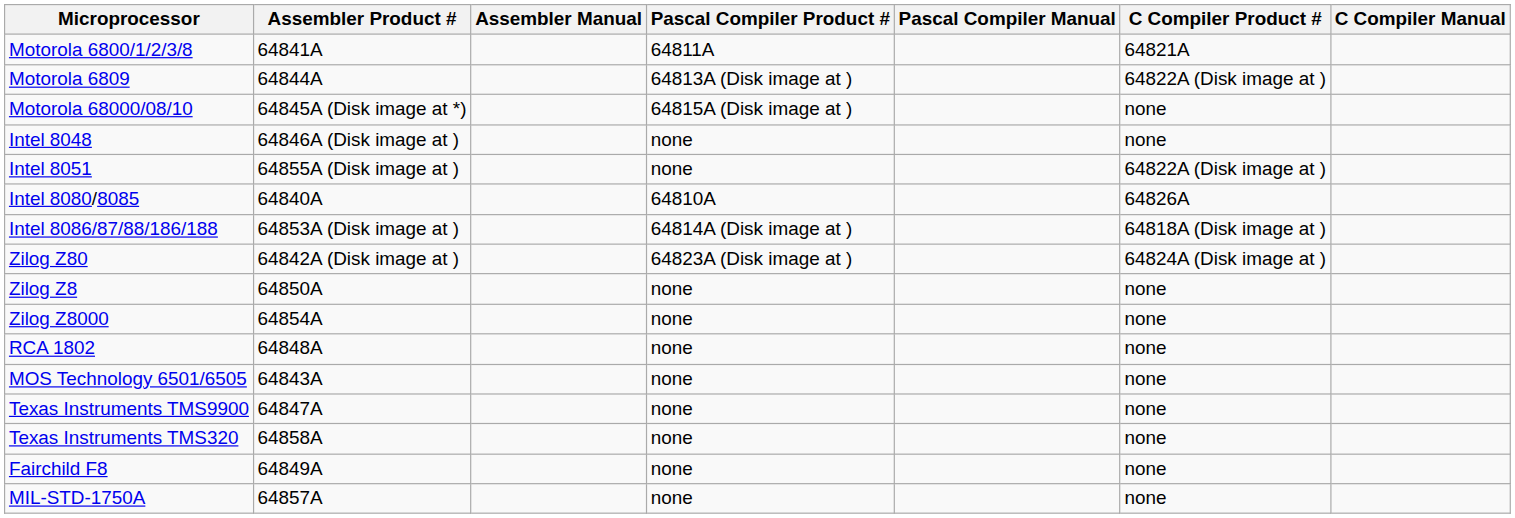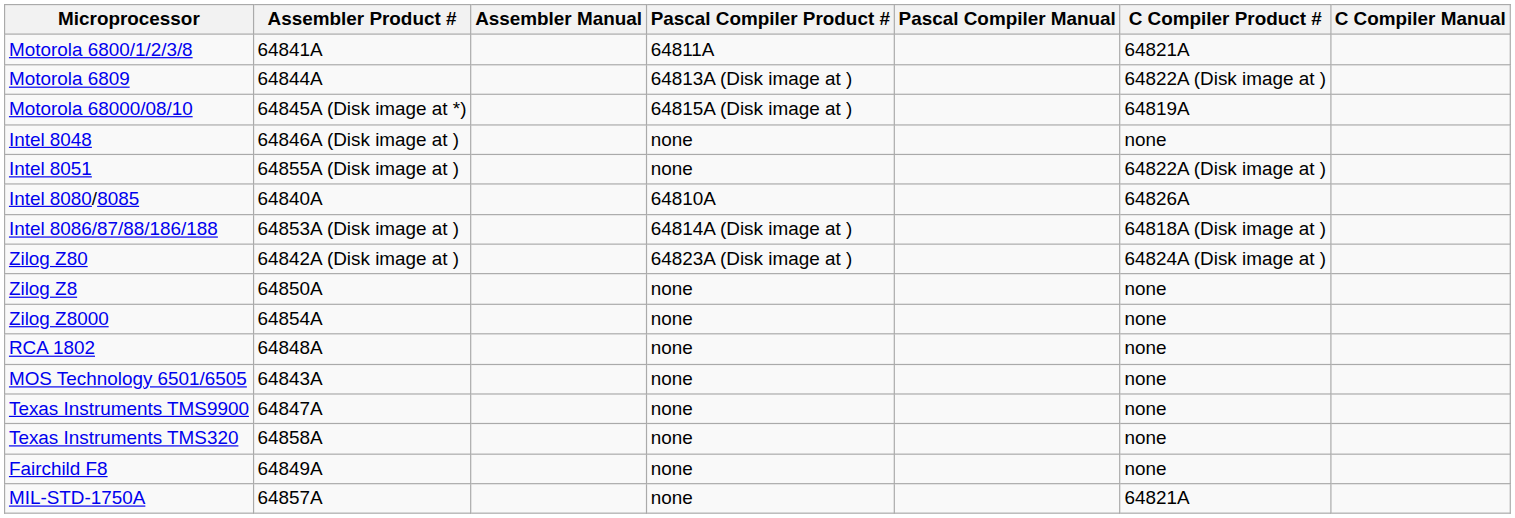(1146, 109) none -> (1157, 109) 64819A
(1146, 498) none -> (1157, 498) 64821A
